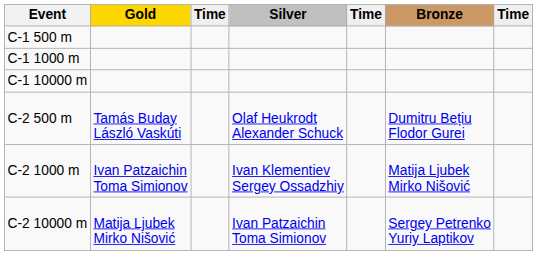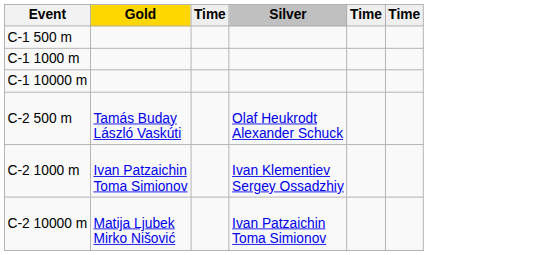- column: (440, 15)
